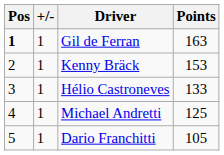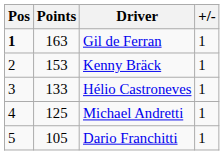columns swapped: (46, 16) <-> (196, 16)
